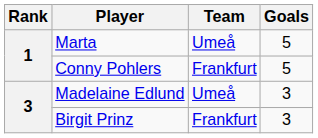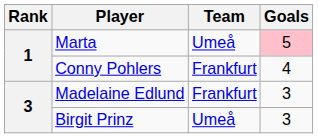(287, 42) no background -> (287, 42) pink background
(287, 68) 5 -> (287, 68) 4
(214, 94) Umeå -> (224, 94) Frankfurt
(224, 119) Frankfurt -> (214, 119) Umeå
